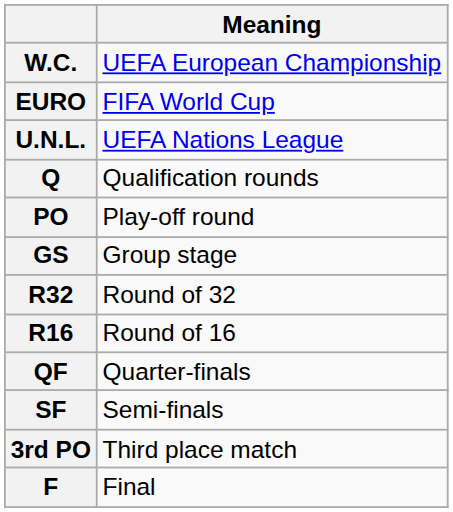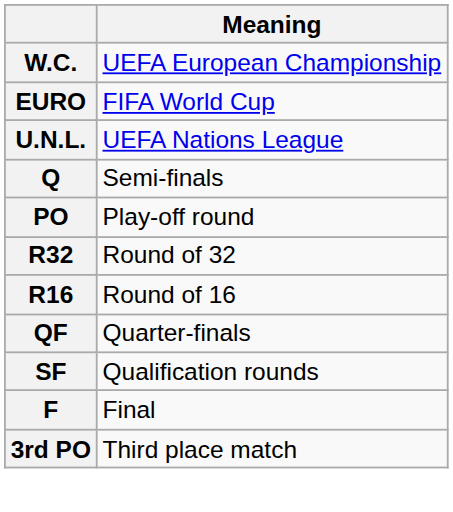(211, 178) Qualification rounds -> (163, 178) Semi-finals
- row: (51, 255)
(163, 410) Semi-finals -> (211, 371) Qualification rounds
rows swapped: (51, 448) <-> (51, 487)
